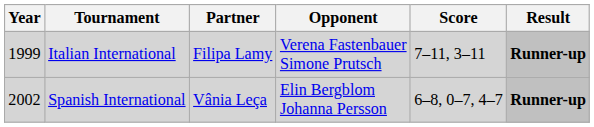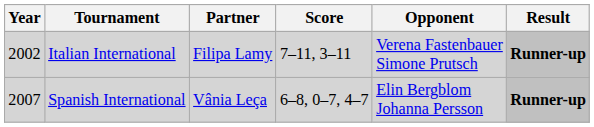columns swapped: (343, 18) <-> (458, 18)
(24, 54) 1999 -> (24, 54) 2002
(24, 99) 2002 -> (24, 99) 2007
